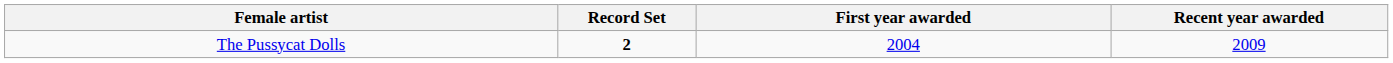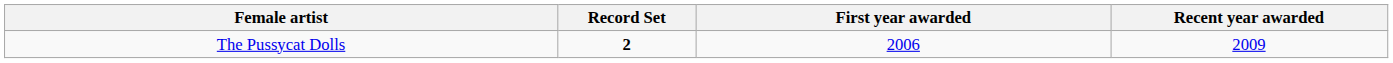(903, 44) 2004 -> (903, 44) 2006
